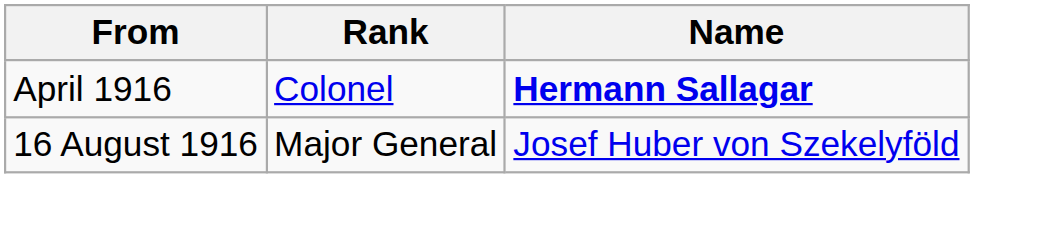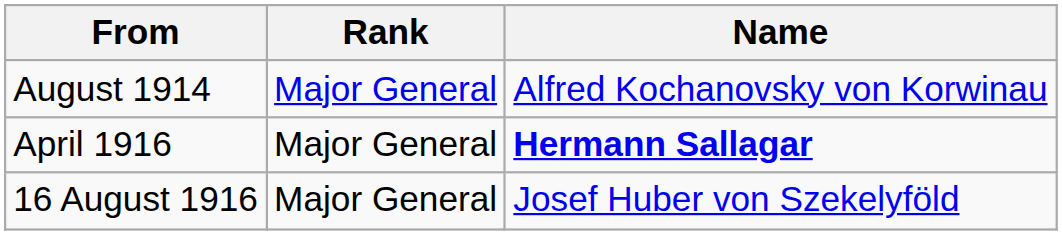+ row: (112, 88)
(334, 88) Colonel -> (386, 144) Major General
